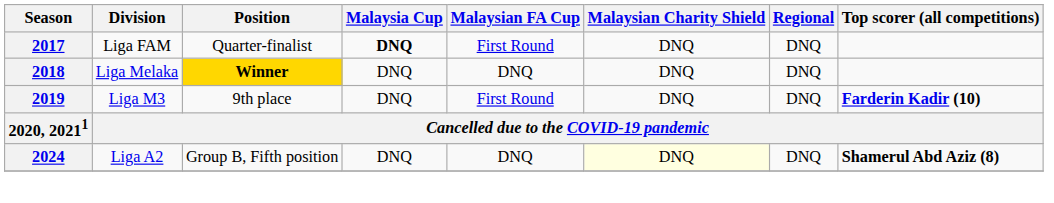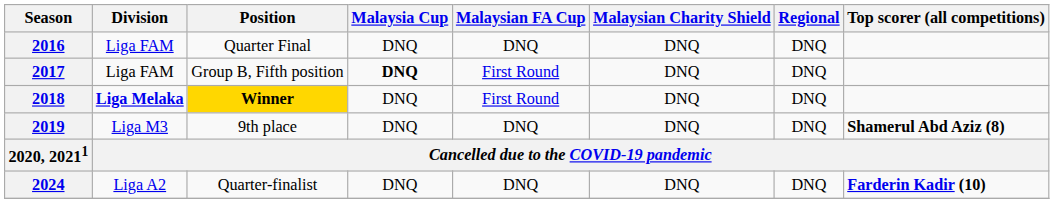+ row: (48, 45)
(262, 45) Quarter-finalist -> (268, 72) Group B, Fifth position
(137, 72) normal -> (140, 99) bold
(515, 72) DNQ -> (521, 99) First Round
(515, 99) First Round -> (521, 126) DNQ
(911, 99) Farderin Kadir (10) -> (926, 126) Shamerul Abd Aziz (8)
(262, 157) Group B, Fifth position -> (268, 184) Quarter-finalist
(676, 157) lightyellow background -> (682, 184) no background
(920, 157) Shamerul Abd Aziz (8) -> (917, 184) Farderin Kadir (10)
